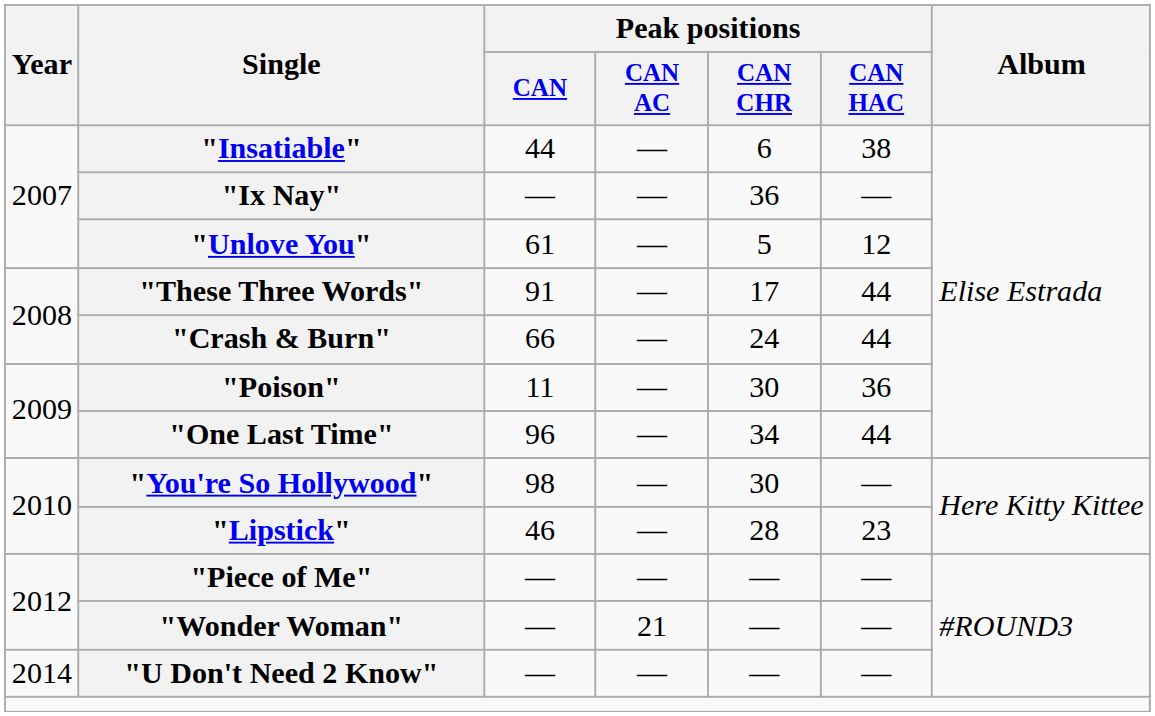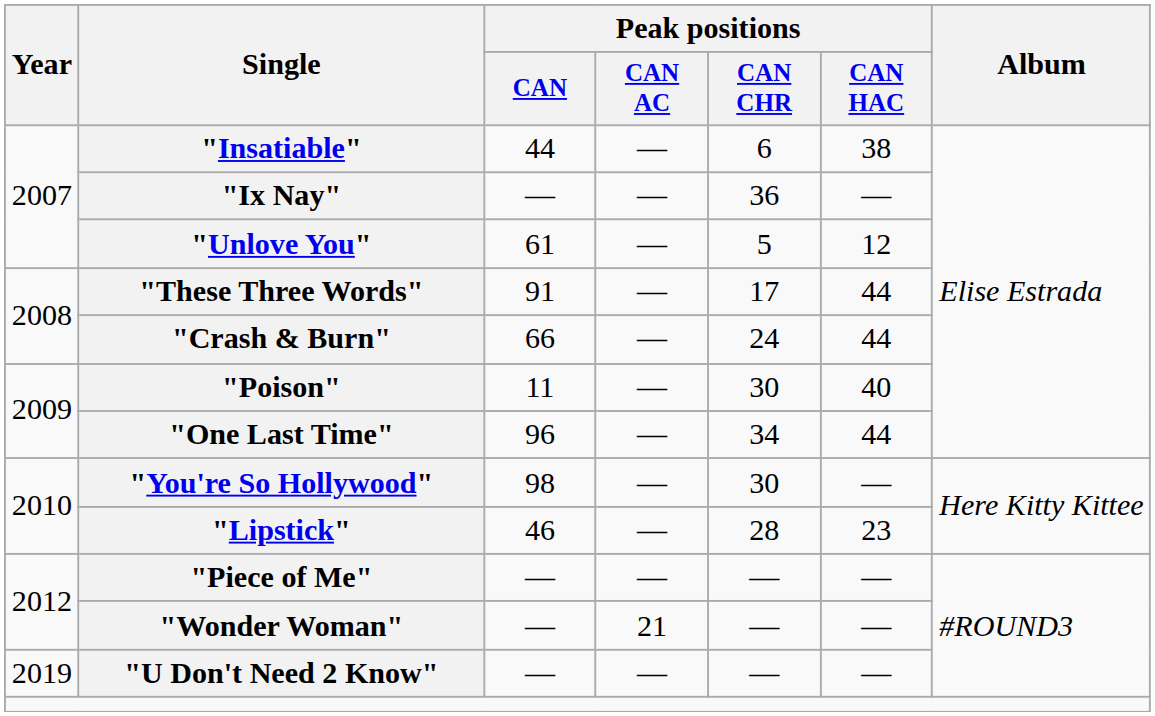(876, 386) 36 -> (876, 386) 40
(42, 672) 2014 -> (42, 672) 2019
